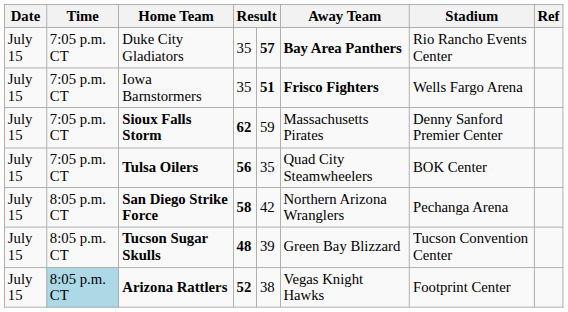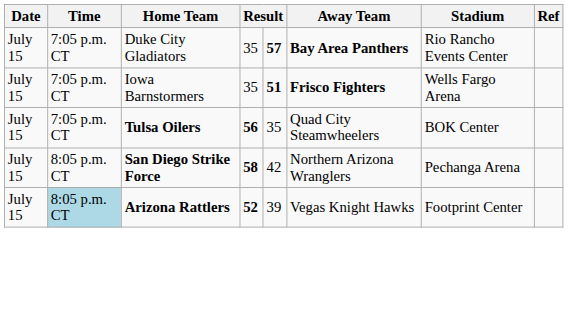- row: (157, 127)
- row: (165, 247)
(267, 287) 38 -> (274, 207) 39
